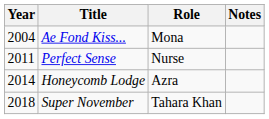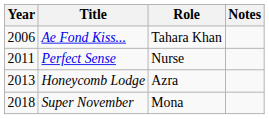(21, 37) 2004 -> (21, 37) 2006
(167, 37) Mona -> (187, 37) Tahara Khan
(21, 80) 2014 -> (21, 80) 2013
(187, 102) Tahara Khan -> (167, 102) Mona
